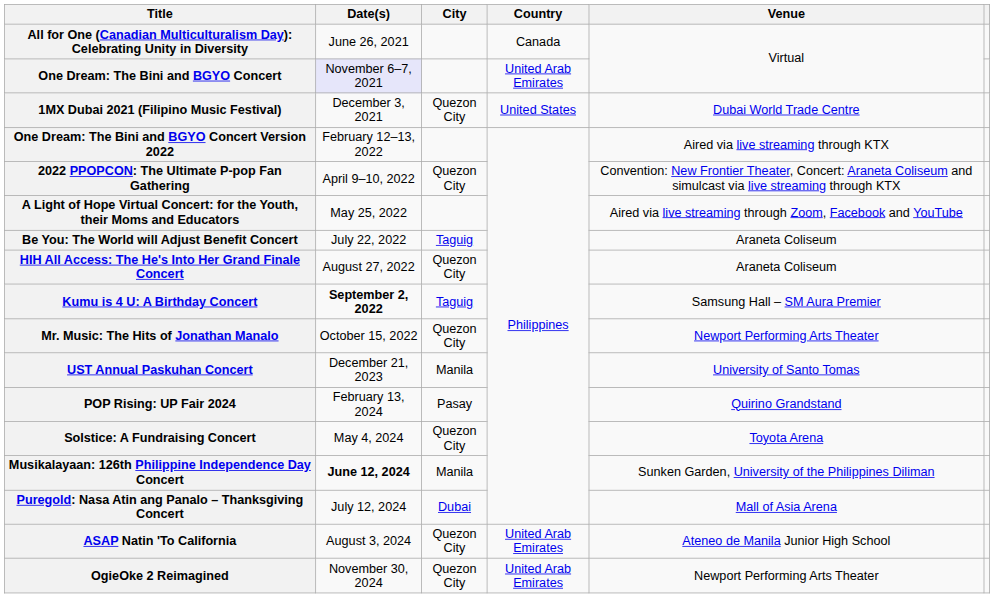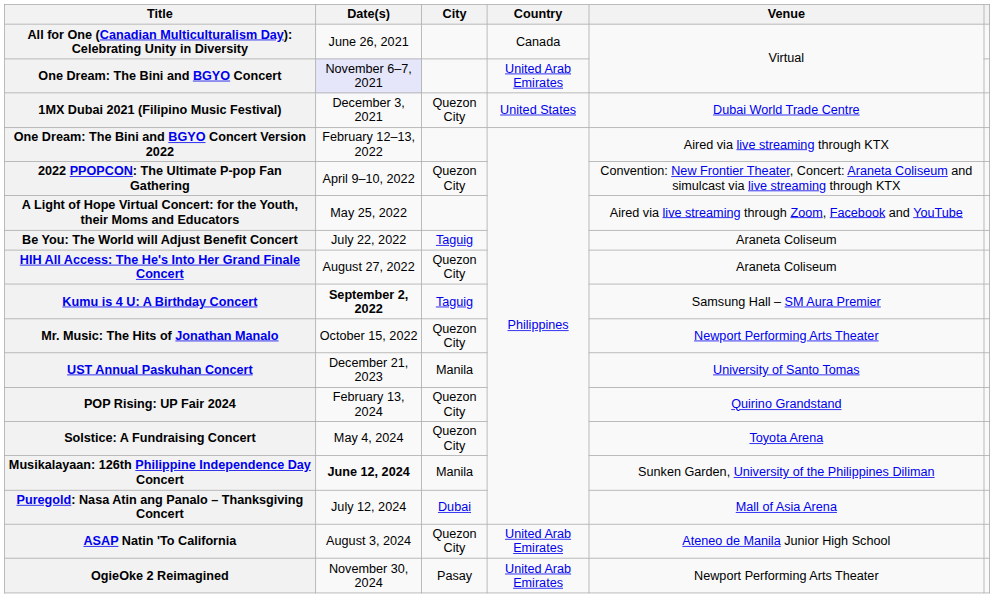(455, 404) Pasay -> (455, 404) Quezon City
(455, 575) Quezon City -> (455, 575) Pasay
